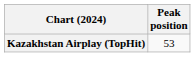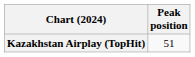(169, 43) 53 -> (169, 43) 51
